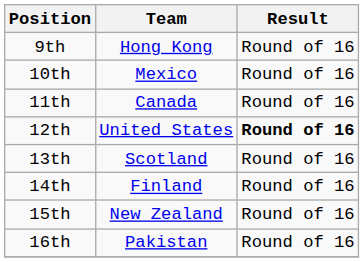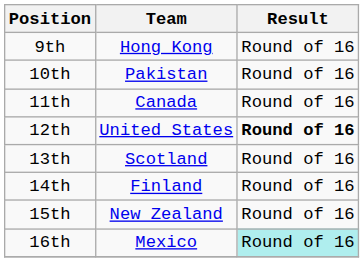(166, 75) Mexico -> (166, 75) Pakistan
(166, 242) Pakistan -> (166, 242) Mexico
(298, 242) no background -> (298, 242) paleturquoise background
